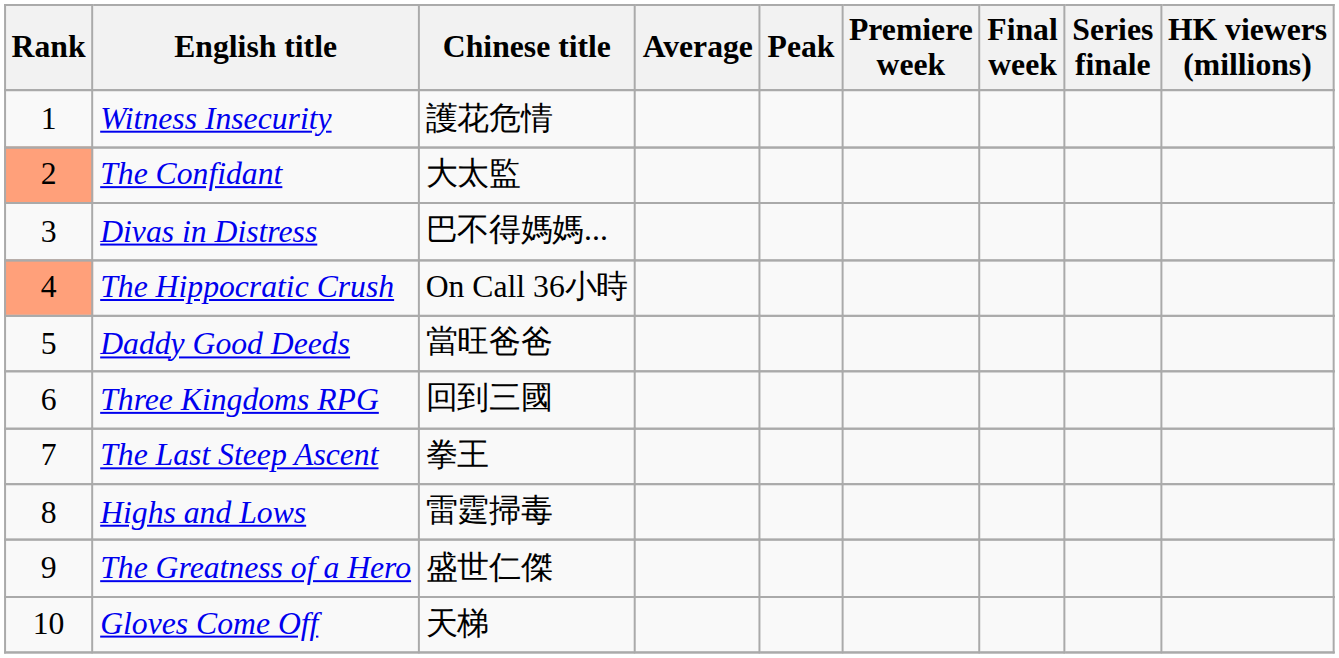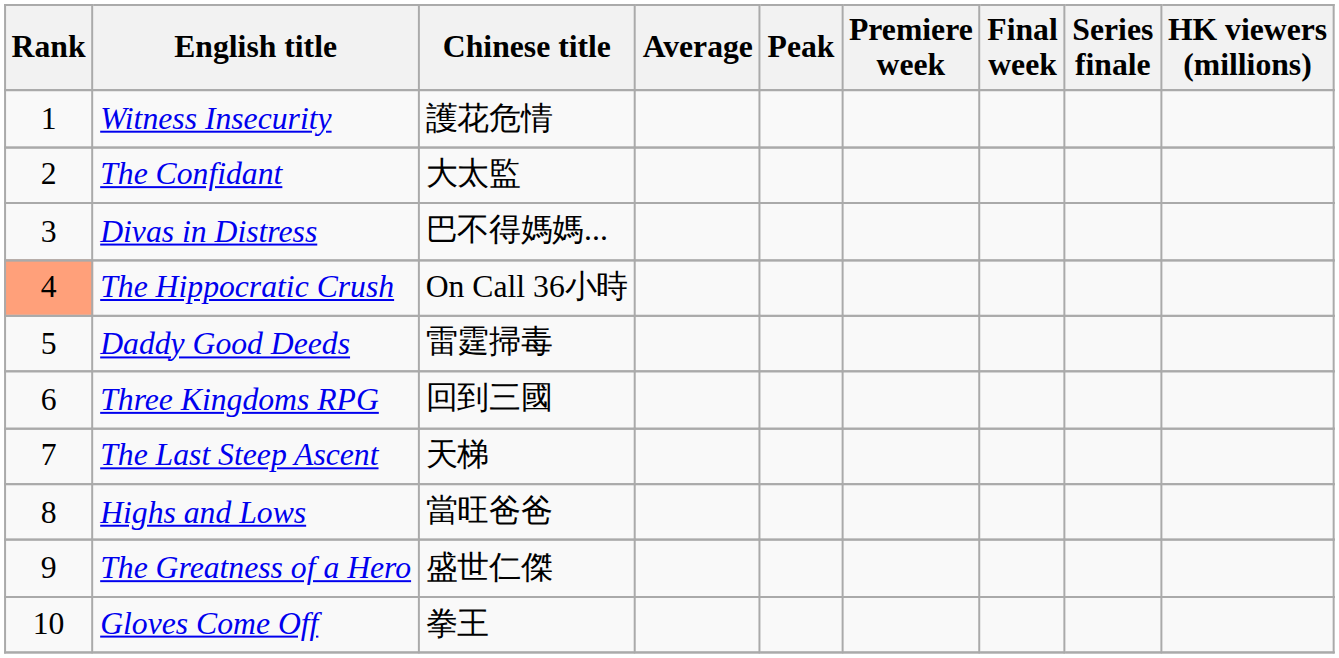(49, 174) lightsalmon background -> (49, 174) no background
(489, 342) 當旺爸爸 -> (489, 342) 雷霆掃毒
(457, 454) 拳王 -> (457, 454) 天梯
(489, 510) 雷霆掃毒 -> (489, 510) 當旺爸爸
(457, 623) 天梯 -> (457, 623) 拳王
